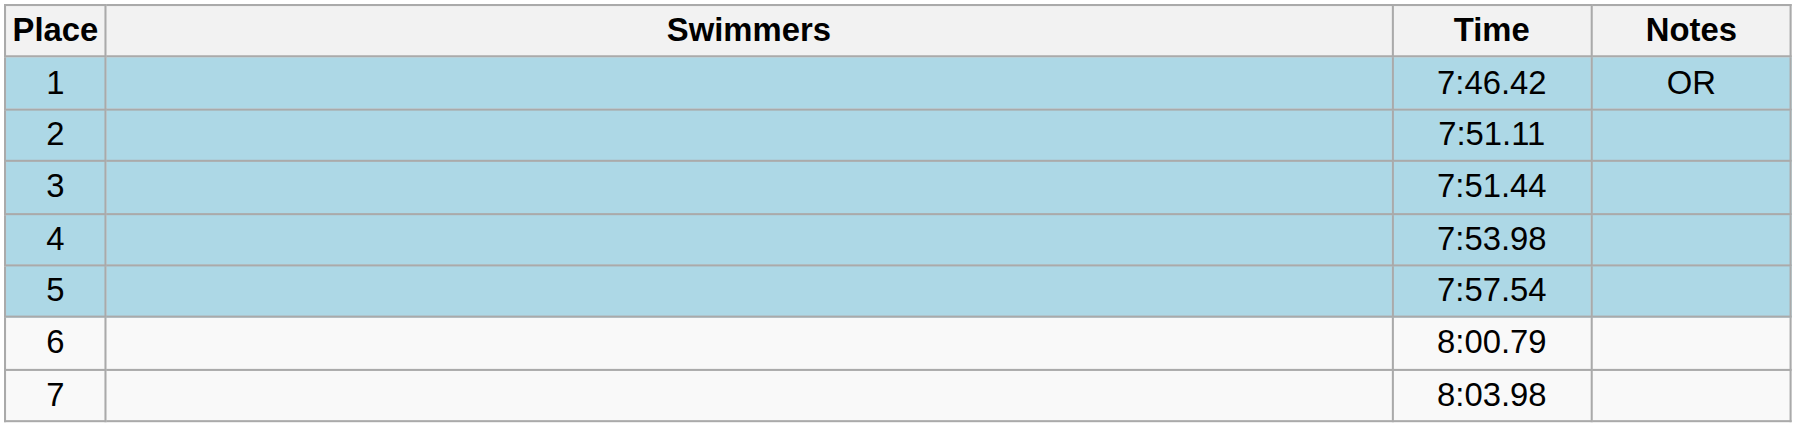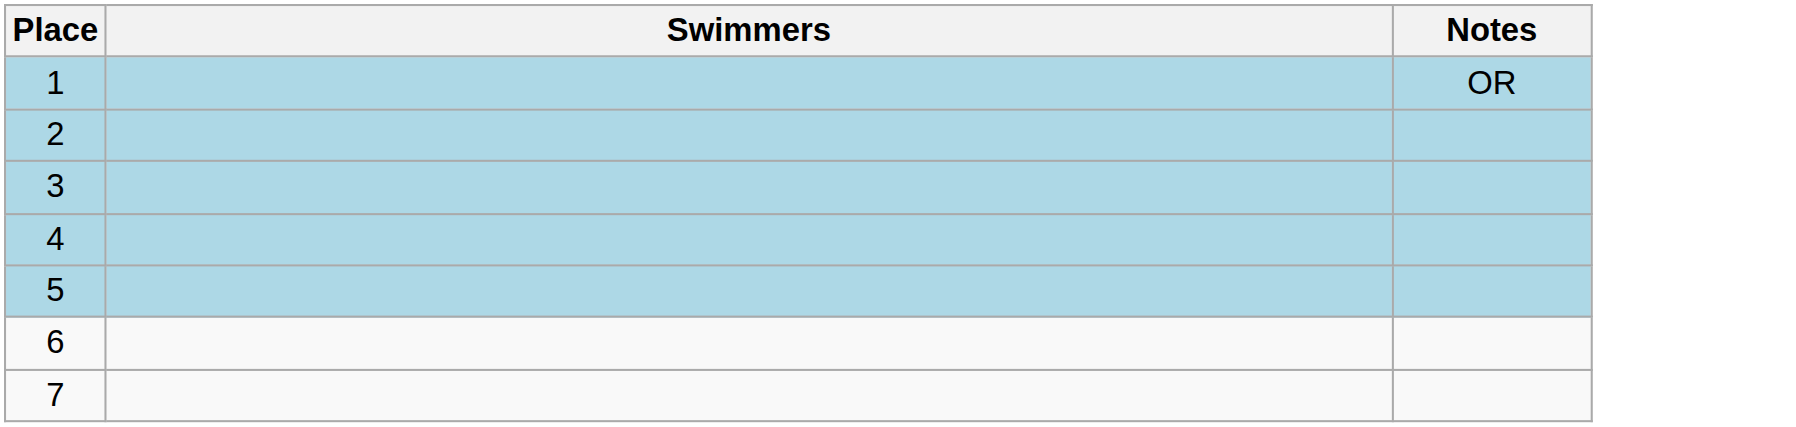- column: (1492, 30)
